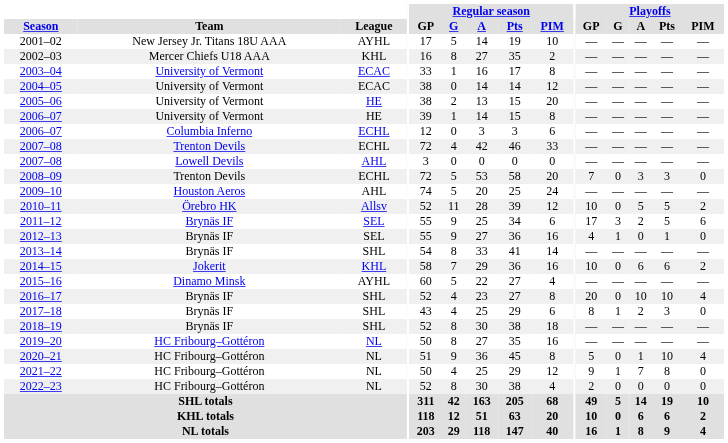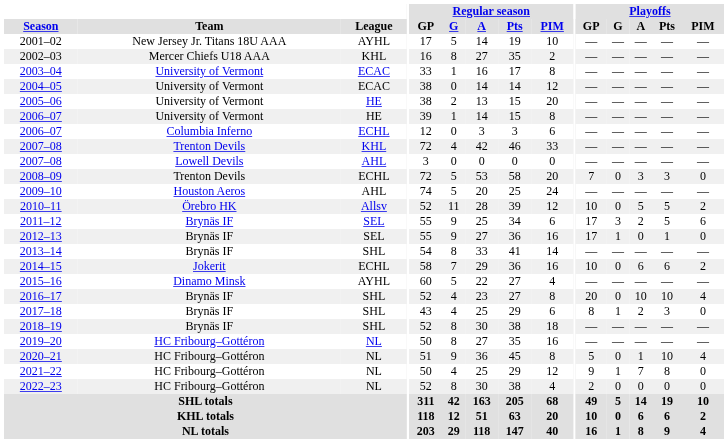(374, 146) ECHL -> (374, 146) KHL
(591, 236) 4 -> (591, 236) 17
(374, 266) KHL -> (374, 266) ECHL
